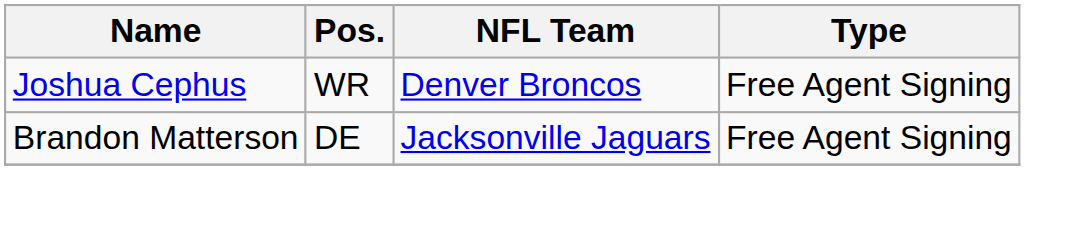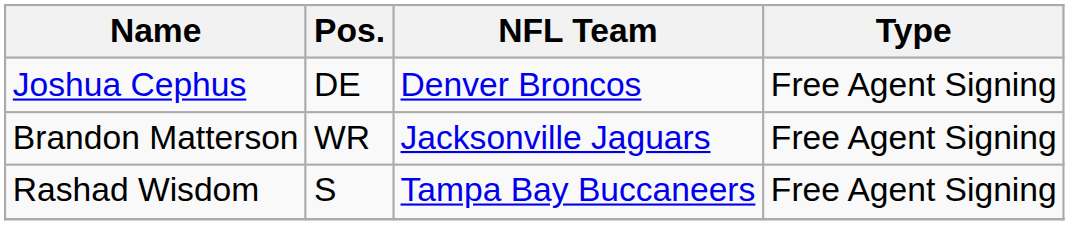(342, 84) WR -> (337, 84) DE
(337, 137) DE -> (342, 137) WR
+ row: (136, 191)
